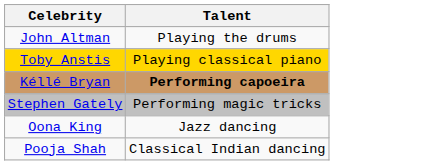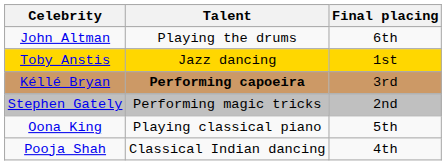+ column: (385, 16)
(227, 60) Playing classical piano -> (227, 60) Jazz dancing
(227, 127) Jazz dancing -> (227, 127) Playing classical piano
